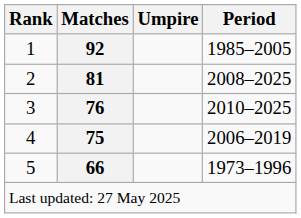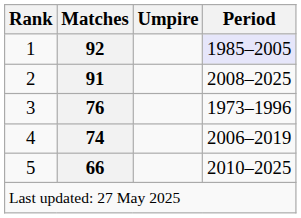(249, 49) no background -> (249, 49) lavender background
(95, 78) 81 -> (95, 78) 91
(249, 108) 2010–2025 -> (249, 108) 1973–1996
(95, 138) 75 -> (95, 138) 74
(249, 167) 1973–1996 -> (249, 167) 2010–2025
